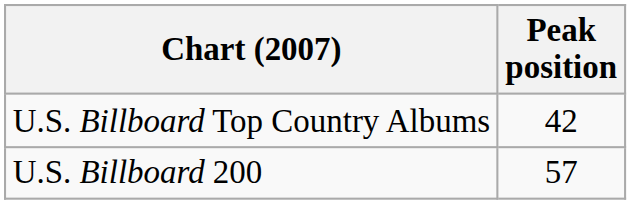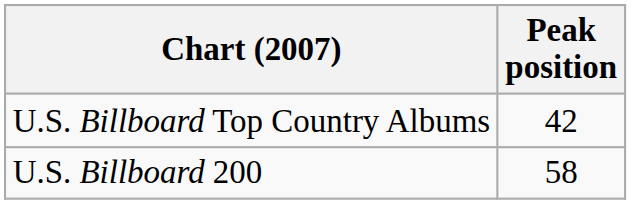(561, 172) 57 -> (561, 172) 58
